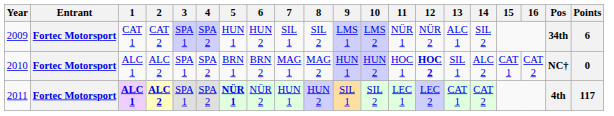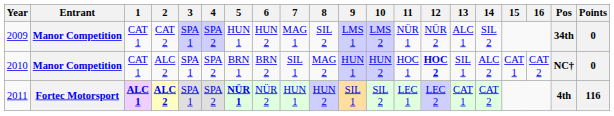(74, 36) Fortec Motorsport -> (77, 36) Manor Competition
(289, 36) SIL 1 -> (295, 36) MAG 1
(587, 36) 6 -> (593, 36) 0
(74, 65) Fortec Motorsport -> (77, 65) Manor Competition
(132, 65) ALC 1 -> (138, 65) CAT 1
(289, 65) MAG 1 -> (295, 65) SIL 1
(587, 95) 117 -> (593, 95) 116
